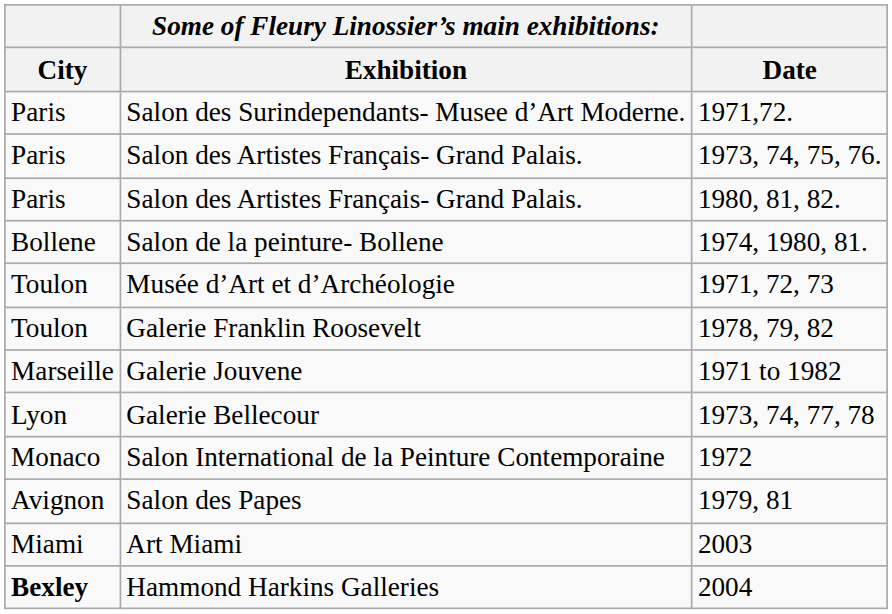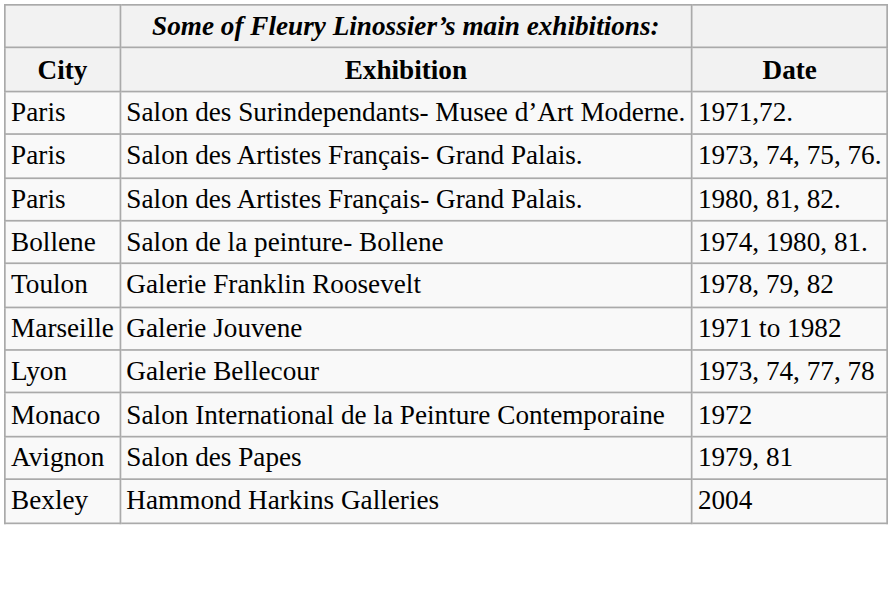- row: (291, 284)
- row: (184, 543)
(50, 586) bold -> (50, 500) normal
